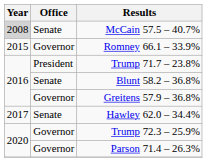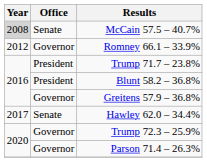(18, 47) 2015 -> (18, 47) 2012
(47, 81) Senate -> (53, 81) President
